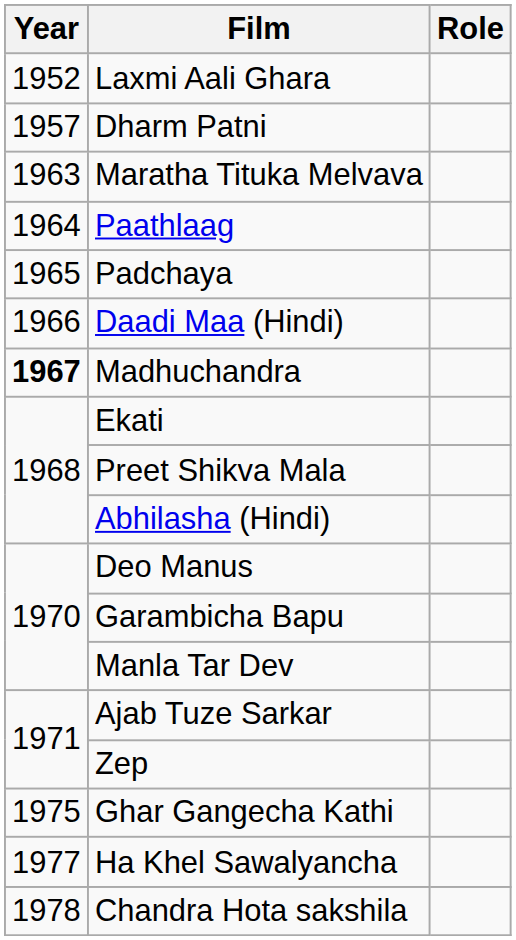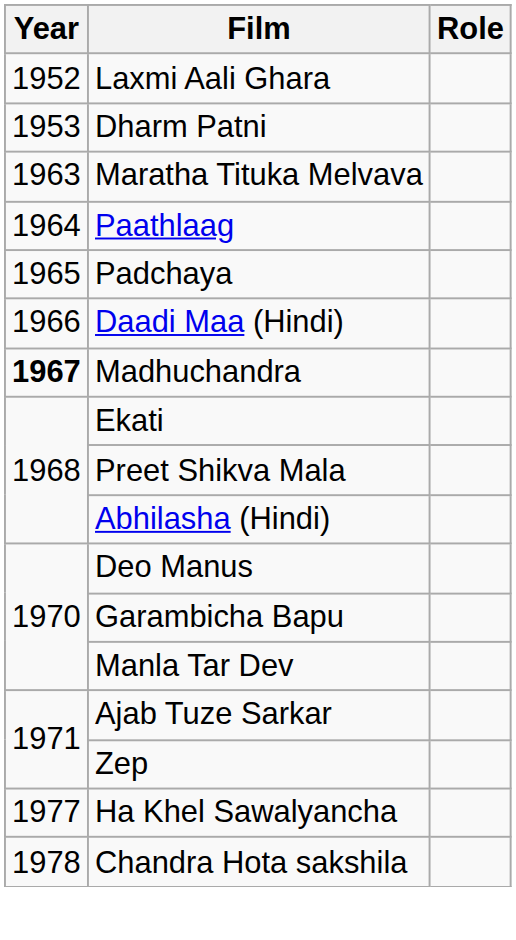(46, 126) 1957 -> (46, 126) 1953
- row: (244, 812)
